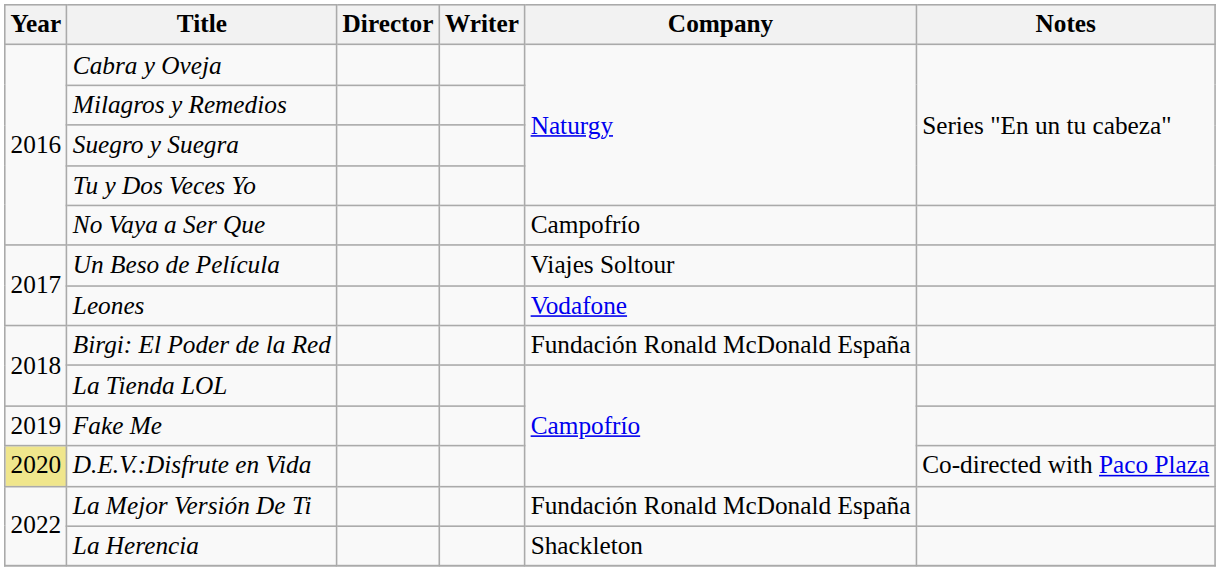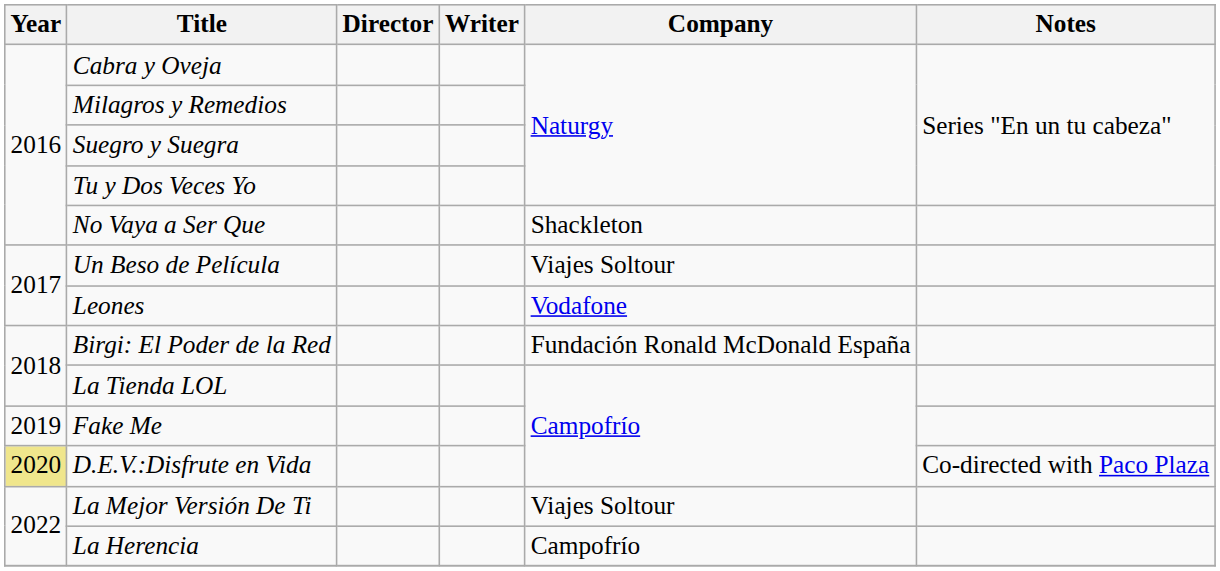(585, 225) Campofrío -> (587, 225) Shackleton
(721, 505) Fundación Ronald McDonald España -> (603, 505) Viajes Soltour
(587, 545) Shackleton -> (585, 545) Campofrío
